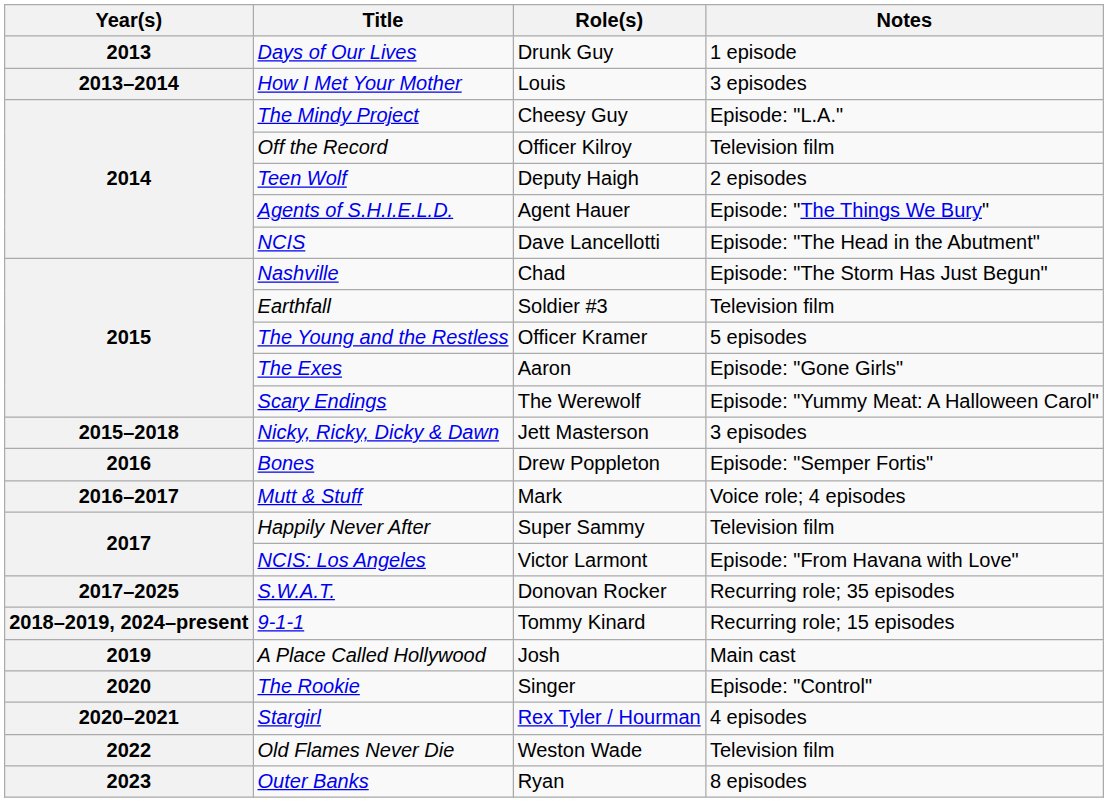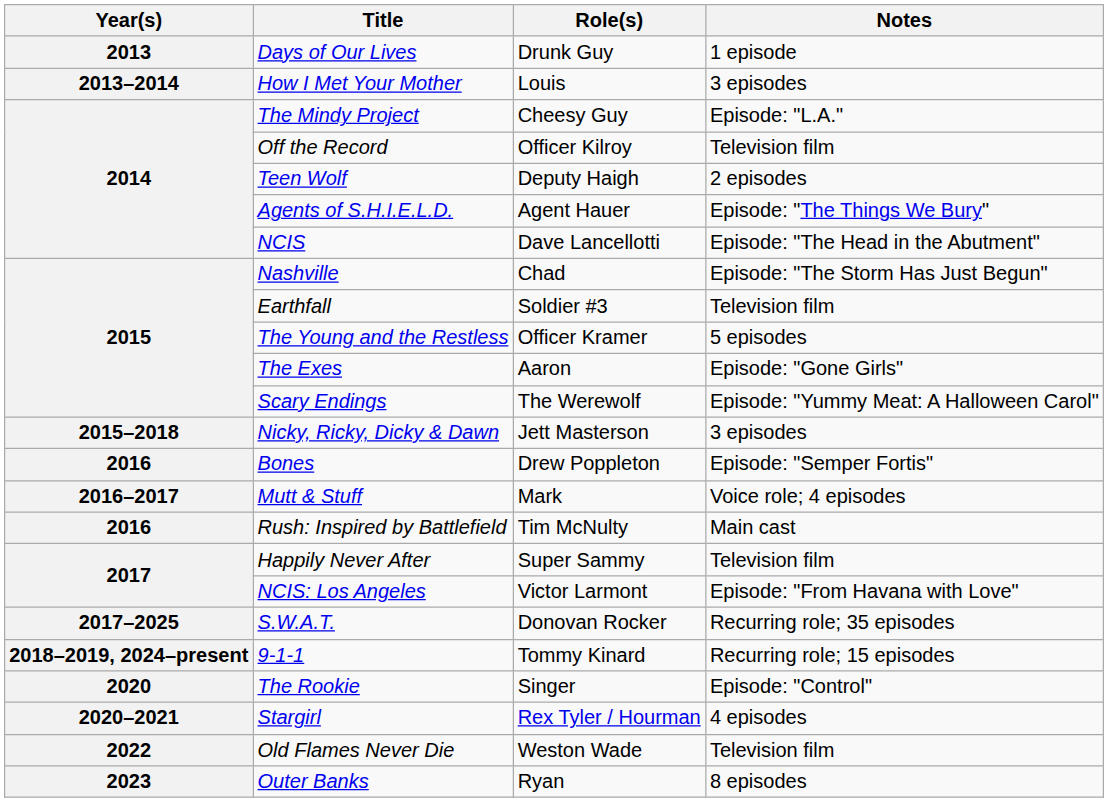+ row: (382, 527)
- row: (372, 654)
